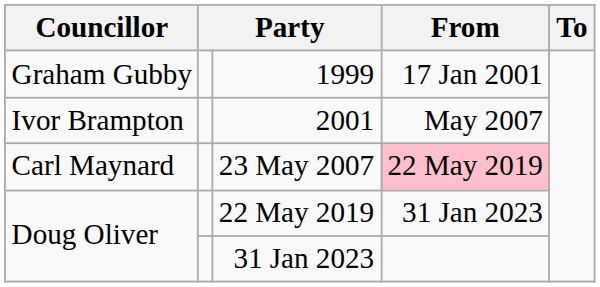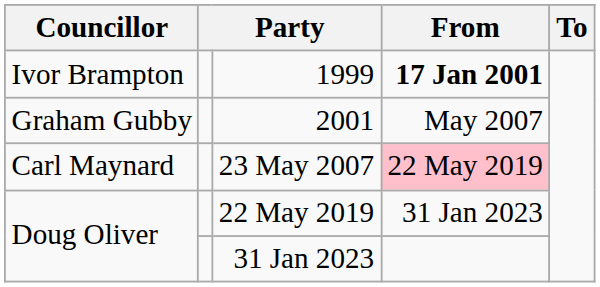(102, 73) Graham Gubby -> (98, 73) Ivor Brampton
(472, 73) normal -> (469, 73) bold
(98, 119) Ivor Brampton -> (102, 119) Graham Gubby
